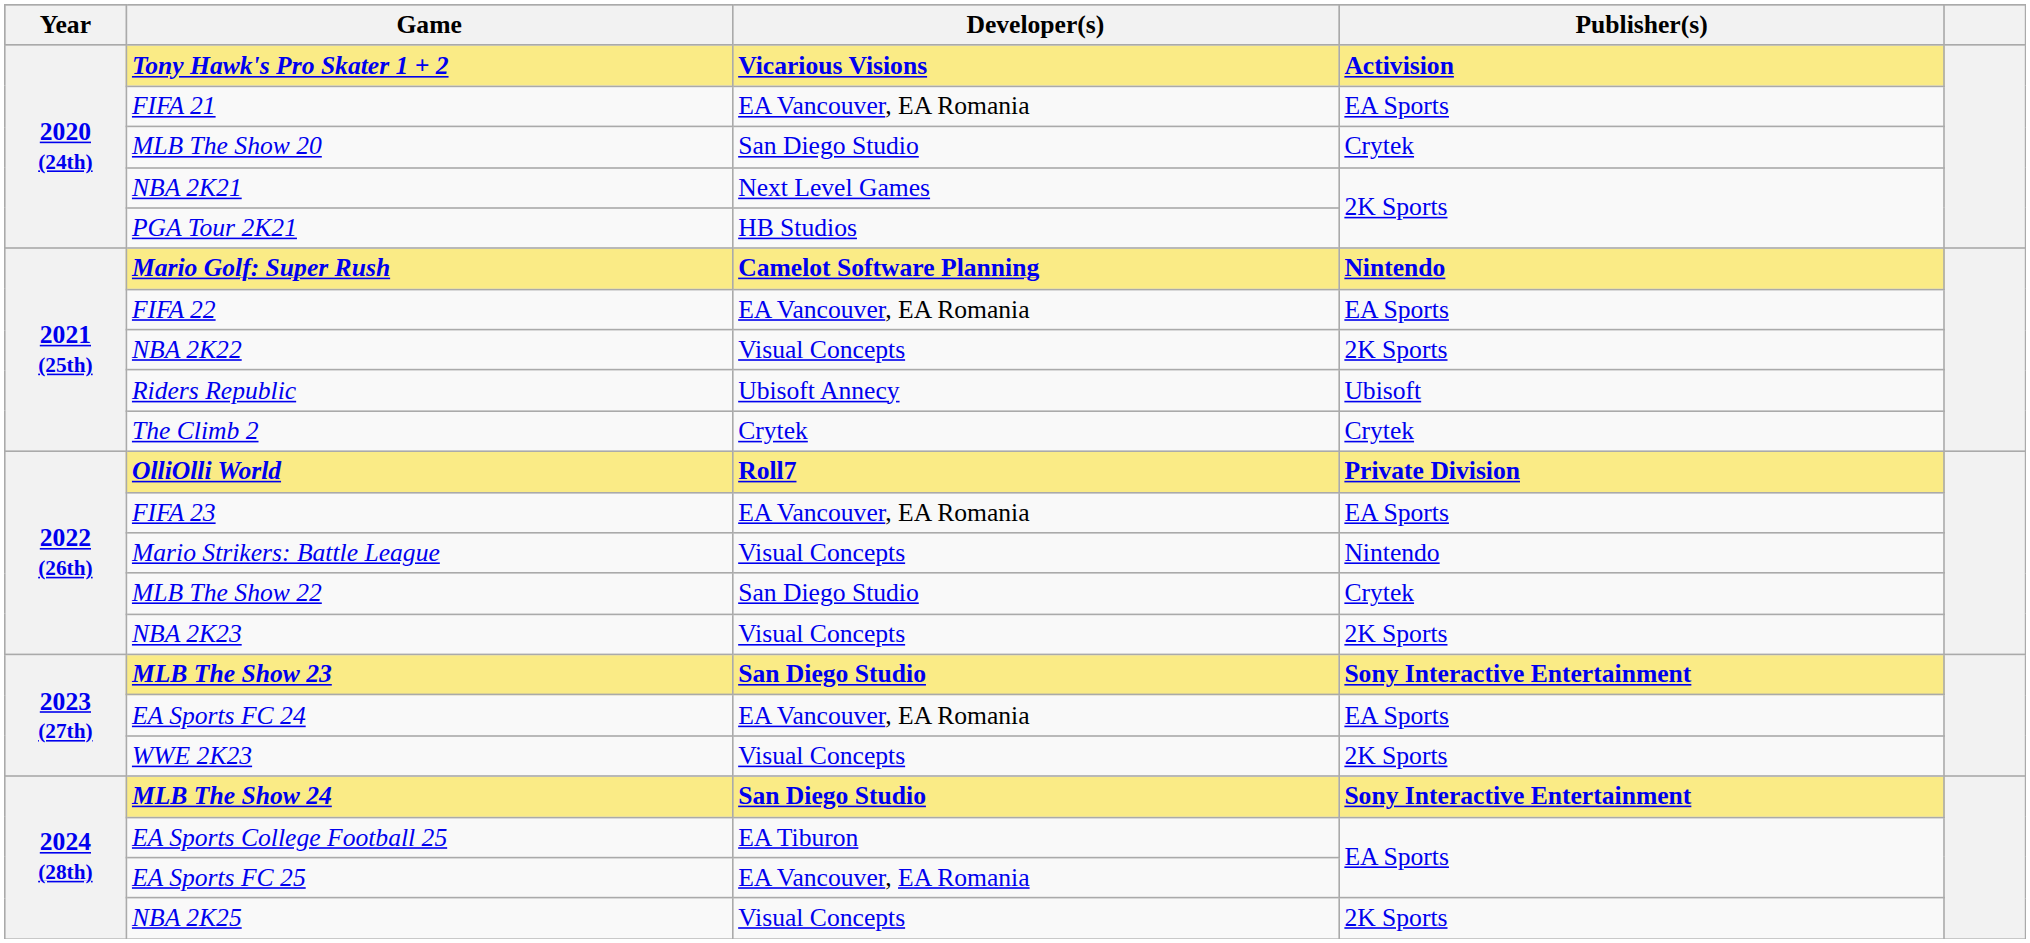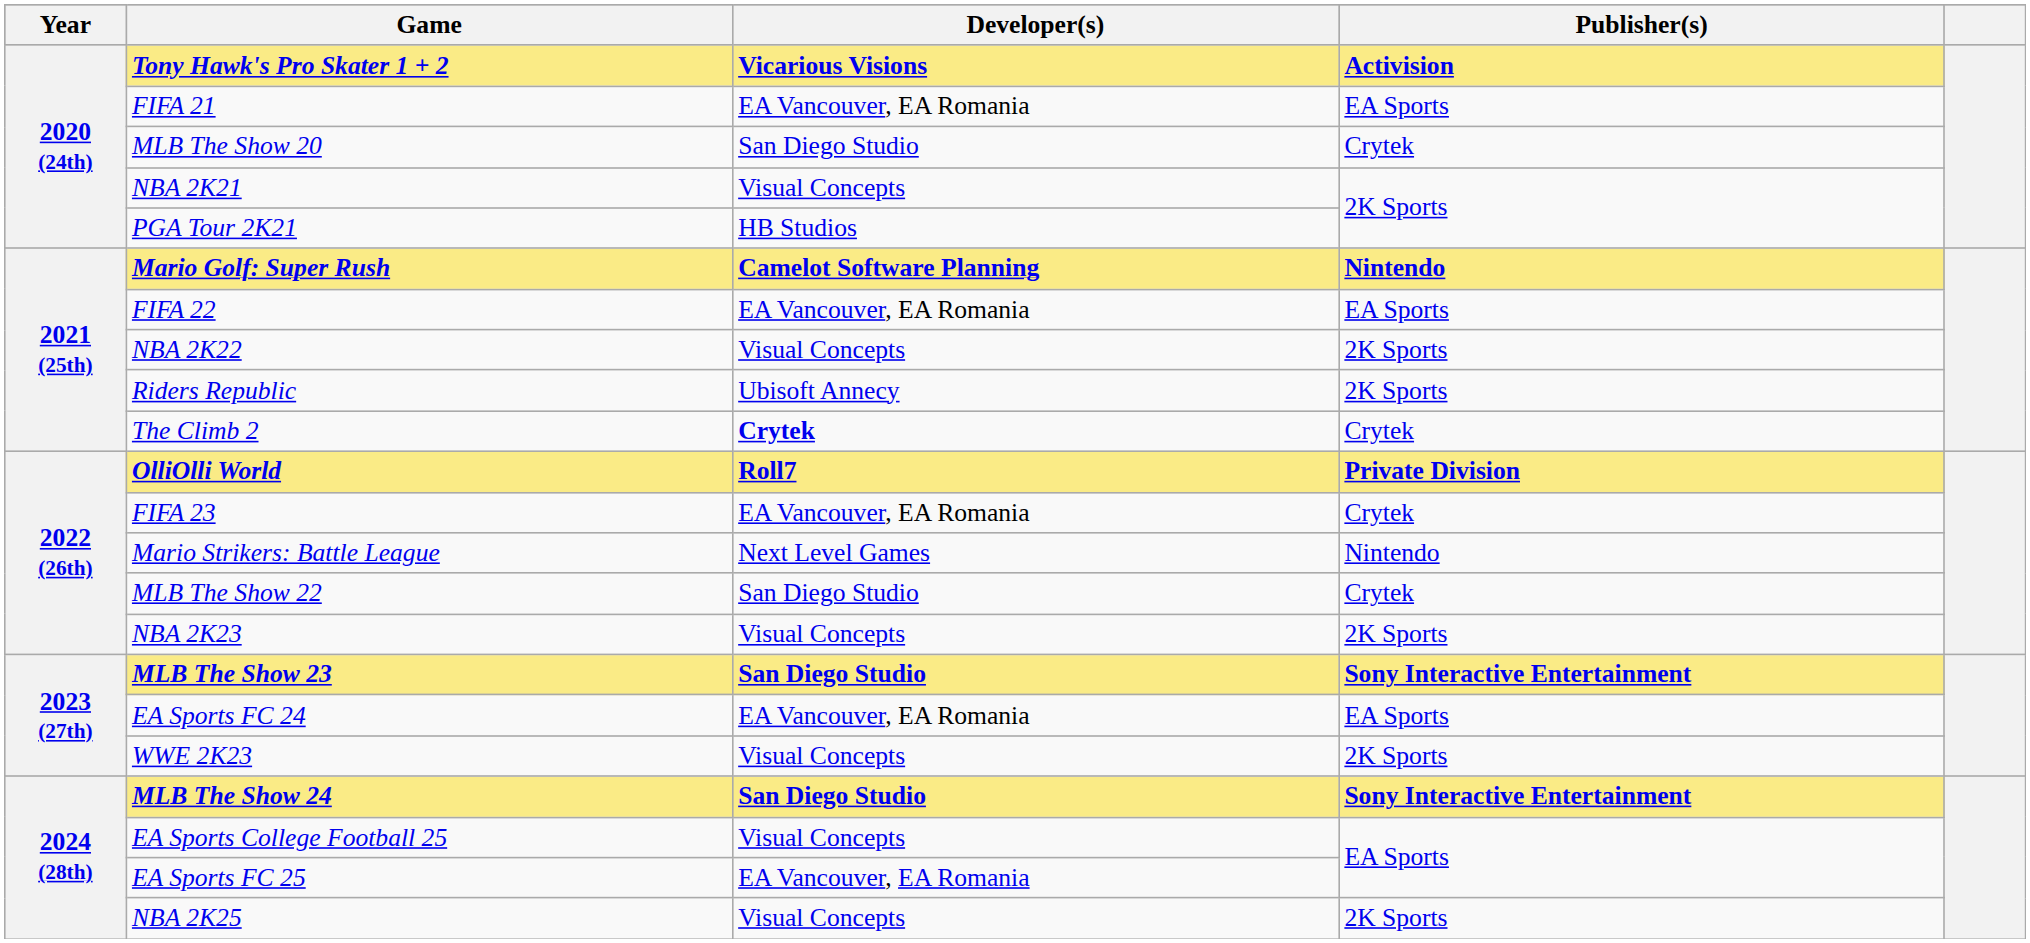(834, 187) Next Level Games -> (822, 187) Visual Concepts
(1383, 390) Ubisoft -> (1396, 390) 2K Sports
(773, 430) normal -> (777, 430) bold
(1397, 512) EA Sports -> (1379, 512) Crytek
(822, 552) Visual Concepts -> (834, 552) Next Level Games
(798, 836) EA Tiburon -> (822, 836) Visual Concepts
